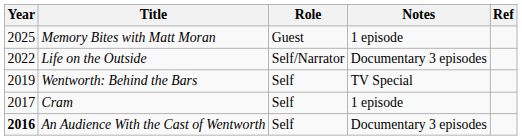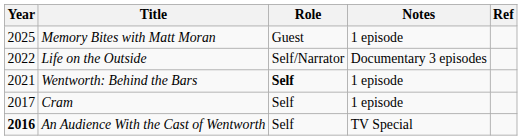(21, 80) 2019 -> (21, 80) 2021
(283, 80) normal -> (283, 80) bold
(382, 80) TV Special -> (377, 80) 1 episode
(419, 124) Documentary 3 episodes -> (382, 124) TV Special
